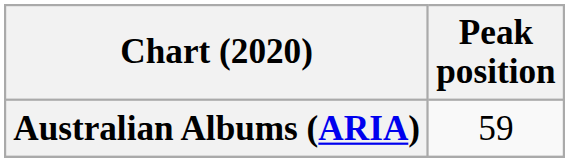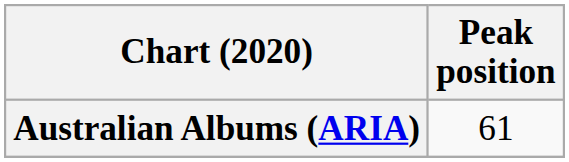(496, 127) 59 -> (496, 127) 61
